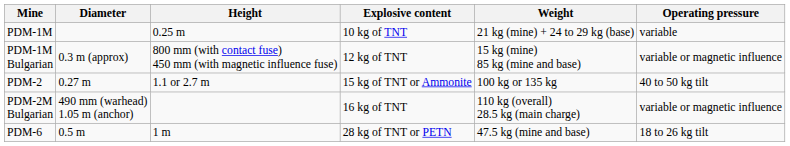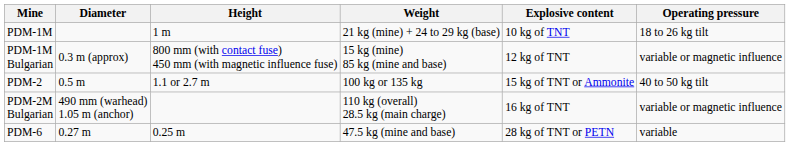columns swapped: (556, 13) <-> (407, 13)
(169, 32) 0.25 m -> (162, 32) 1 m
(658, 32) variable -> (674, 32) 18 to 26 kg tilt
(75, 82) 0.27 m -> (72, 82) 0.5 m
(72, 132) 0.5 m -> (75, 132) 0.27 m
(162, 132) 1 m -> (169, 132) 0.25 m
(674, 132) 18 to 26 kg tilt -> (658, 132) variable
